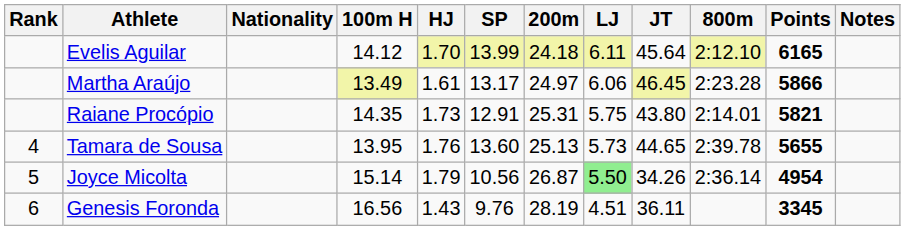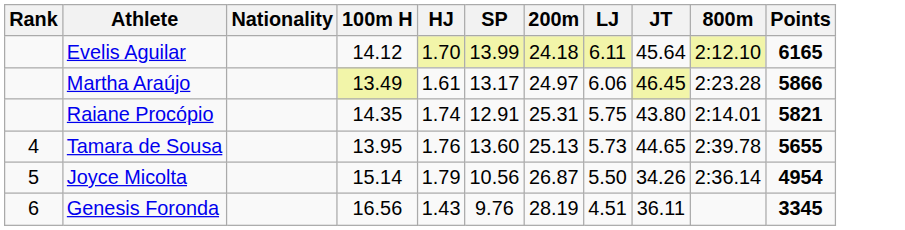- column: (867, 20)
(441, 114) 1.73 -> (441, 114) 1.74
(608, 177) lightgreen background -> (608, 177) no background
